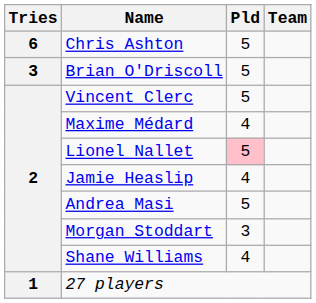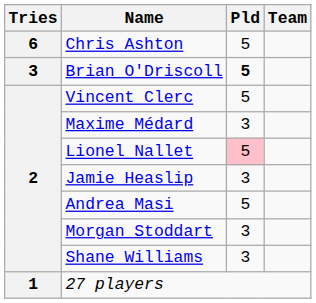(245, 71) normal -> (245, 71) bold
(245, 125) 4 -> (245, 125) 3
(245, 178) 4 -> (245, 178) 3
(245, 258) 4 -> (245, 258) 3
